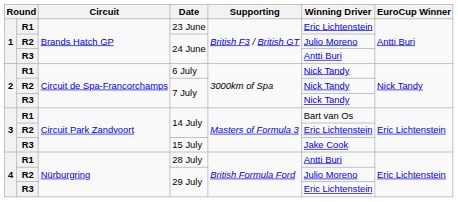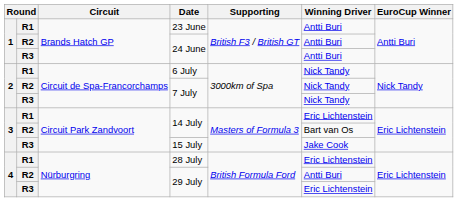(338, 26) Eric Lichtenstein -> (323, 26) Antti Buri
(331, 41) Julio Moreno -> (323, 41) Antti Buri
(329, 115) Bart van Os -> (338, 115) Eric Lichtenstein
(338, 130) Eric Lichtenstein -> (329, 130) Bart van Os
(323, 159) Antti Buri -> (338, 159) Eric Lichtenstein
(331, 174) Julio Moreno -> (323, 174) Antti Buri
